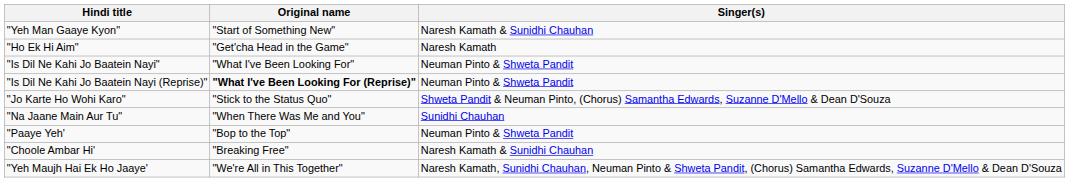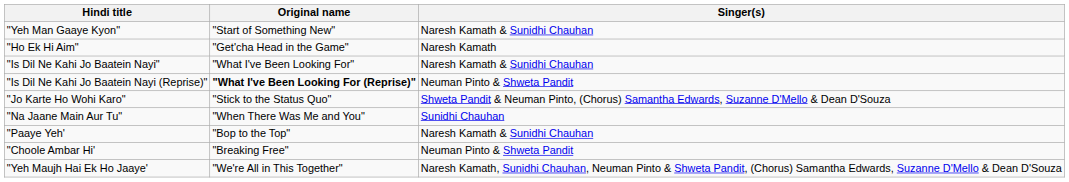(497, 64) Neuman Pinto & Shweta Pandit -> (507, 64) Naresh Kamath & Sunidhi Chauhan
(497, 133) Neuman Pinto & Shweta Pandit -> (507, 133) Naresh Kamath & Sunidhi Chauhan
(507, 151) Naresh Kamath & Sunidhi Chauhan -> (497, 151) Neuman Pinto & Shweta Pandit
